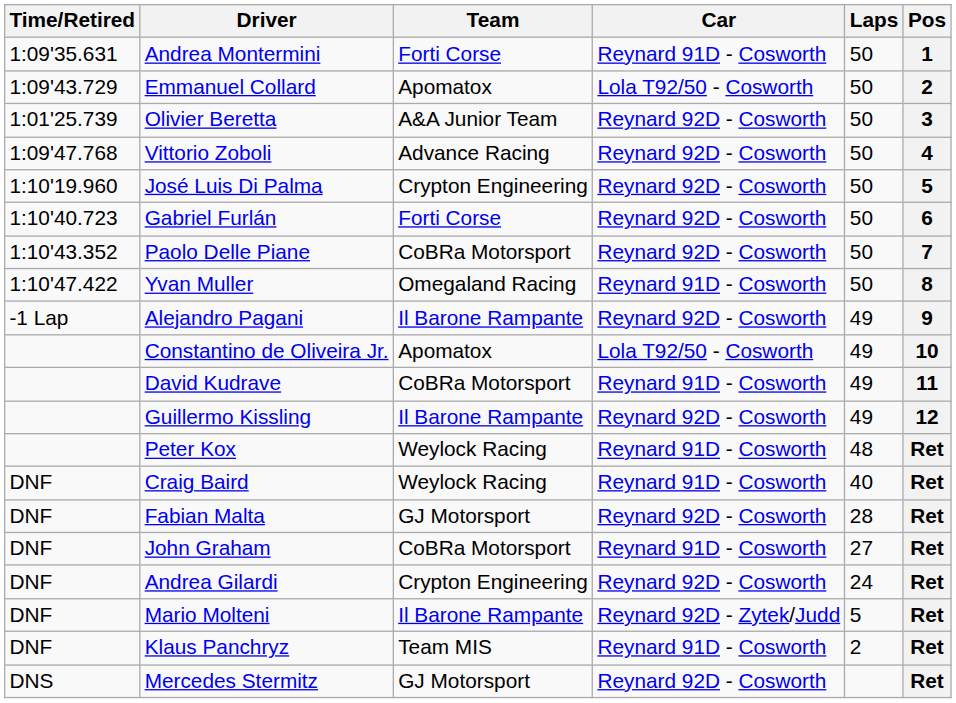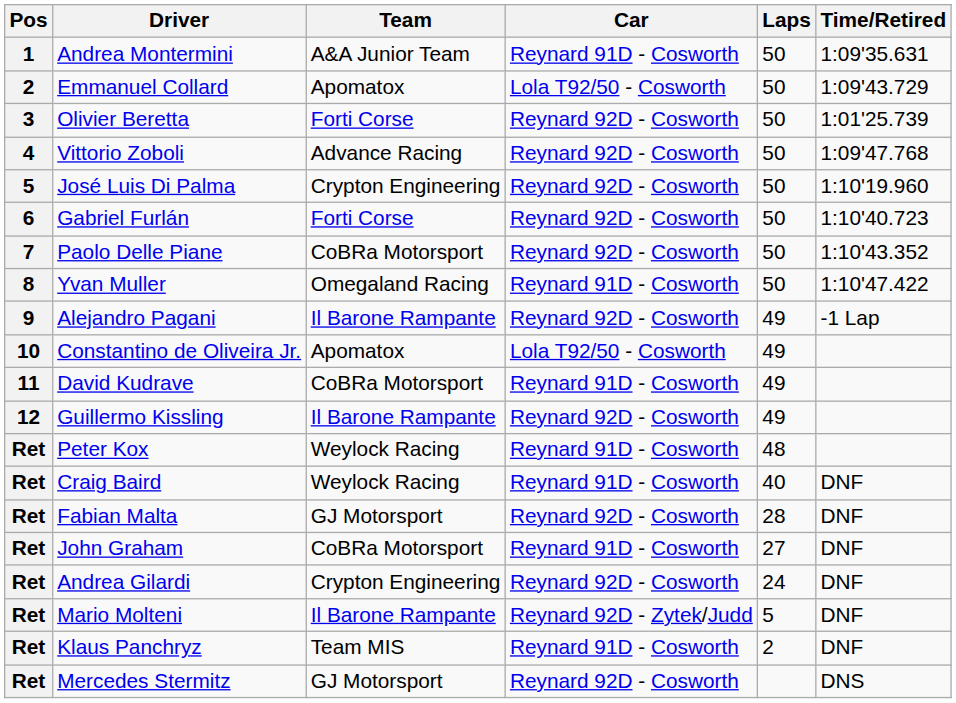columns swapped: (927, 20) <-> (72, 20)
(450, 53) Forti Corse -> (390, 53) A&A Junior Team
(478, 119) A&A Junior Team -> (362, 119) Forti Corse
